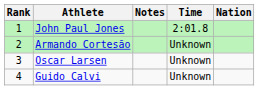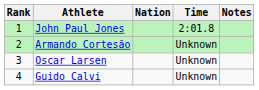columns swapped: (234, 12) <-> (150, 12)
